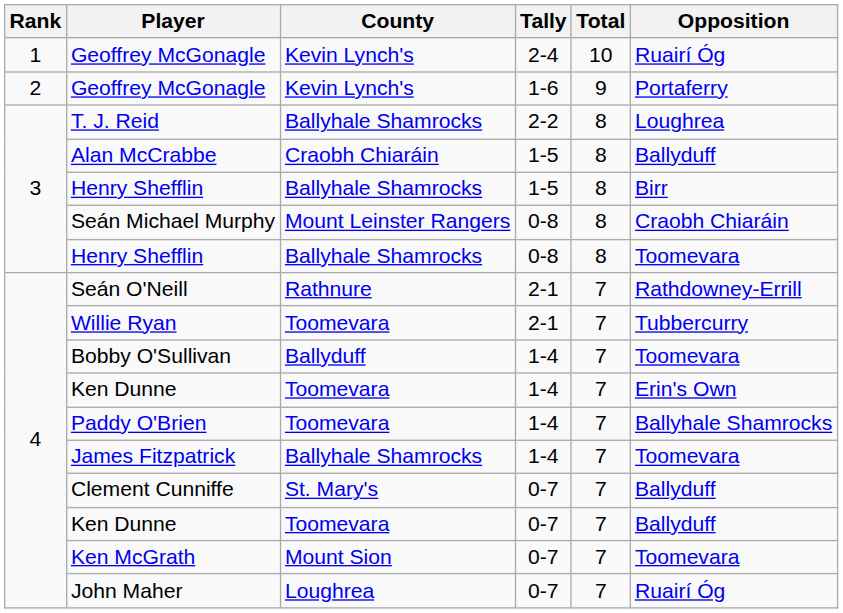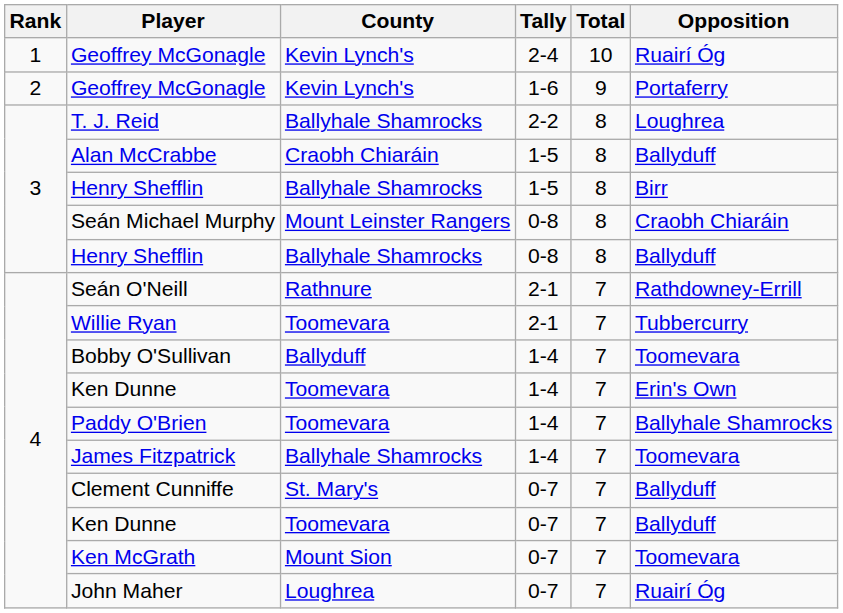(687, 255) Toomevara -> (675, 255) Ballyduff
